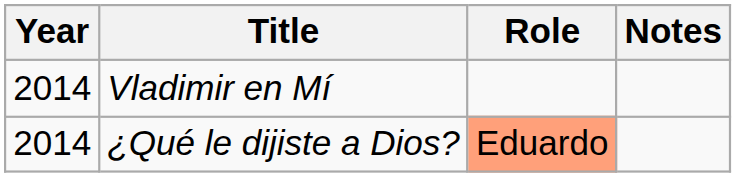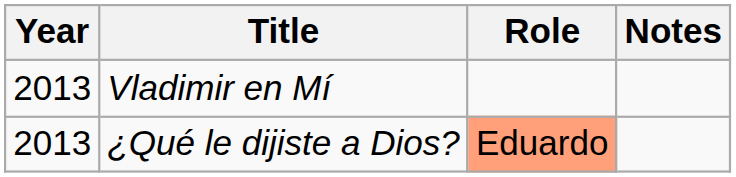(52, 87) 2014 -> (52, 87) 2013
(52, 143) 2014 -> (52, 143) 2013
